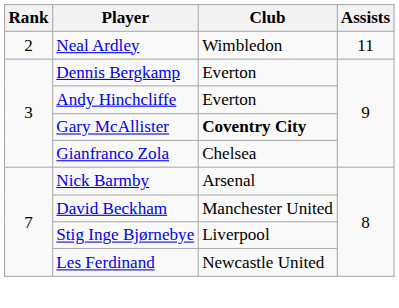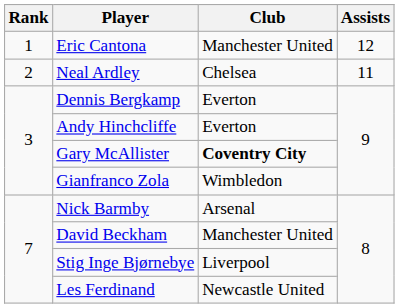+ row: (101, 45)
(242, 45) Wimbledon -> (229, 72) Chelsea
(229, 153) Chelsea -> (242, 180) Wimbledon
